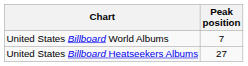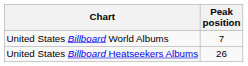(222, 54) 27 -> (222, 54) 26
